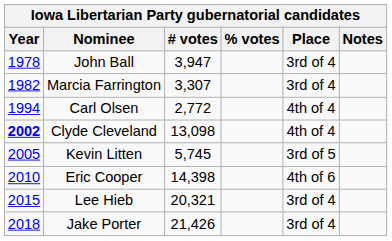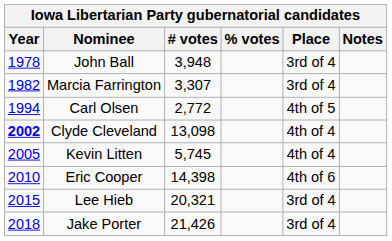(193, 62) 3,947 -> (193, 62) 3,948
(311, 108) 4th of 4 -> (311, 108) 4th of 5
(311, 154) 3rd of 5 -> (311, 154) 4th of 4
